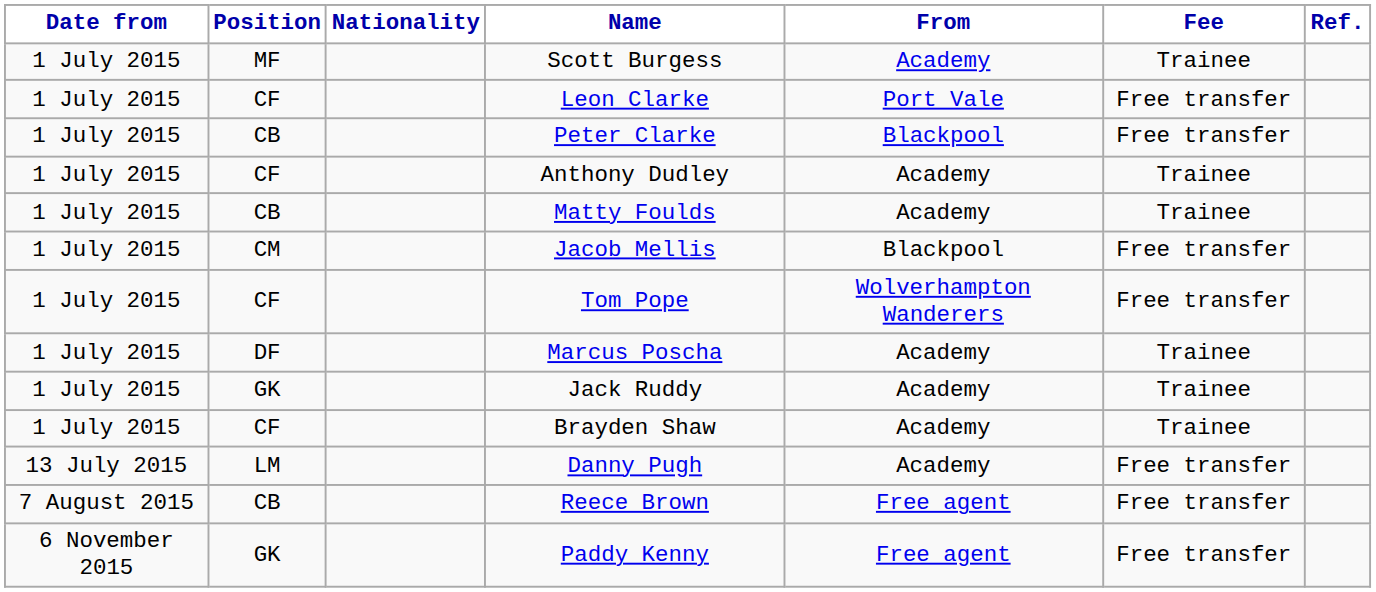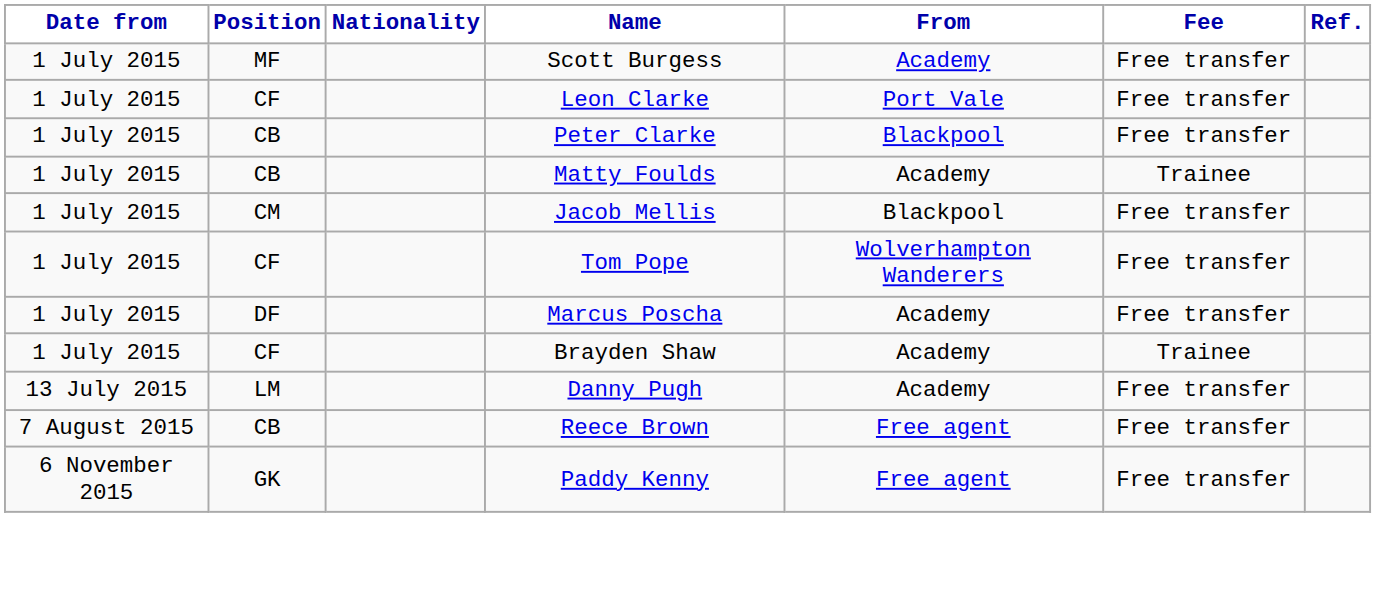(1204, 61) Trainee -> (1204, 61) Free transfer
- row: (635, 174)
(1204, 352) Trainee -> (1204, 315) Free transfer
- row: (635, 390)
